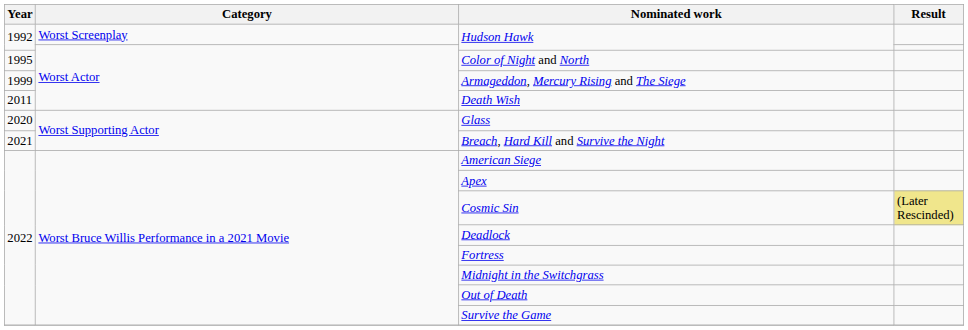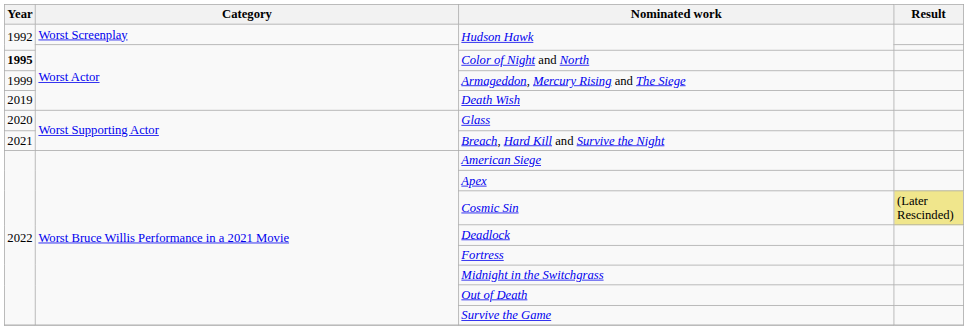(20, 60) normal -> (20, 60) bold
(20, 100) 2011 -> (20, 100) 2019
